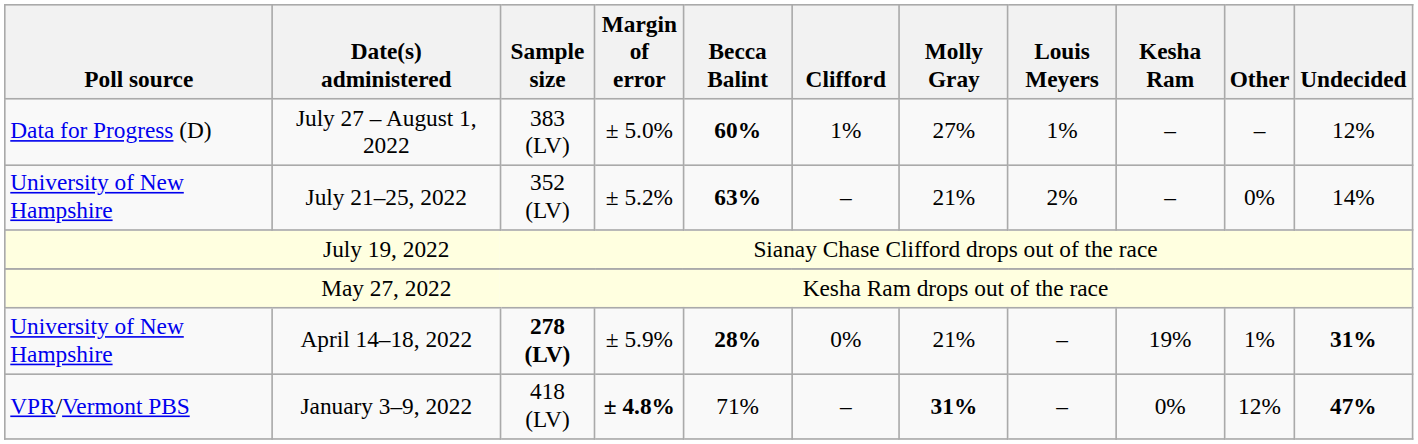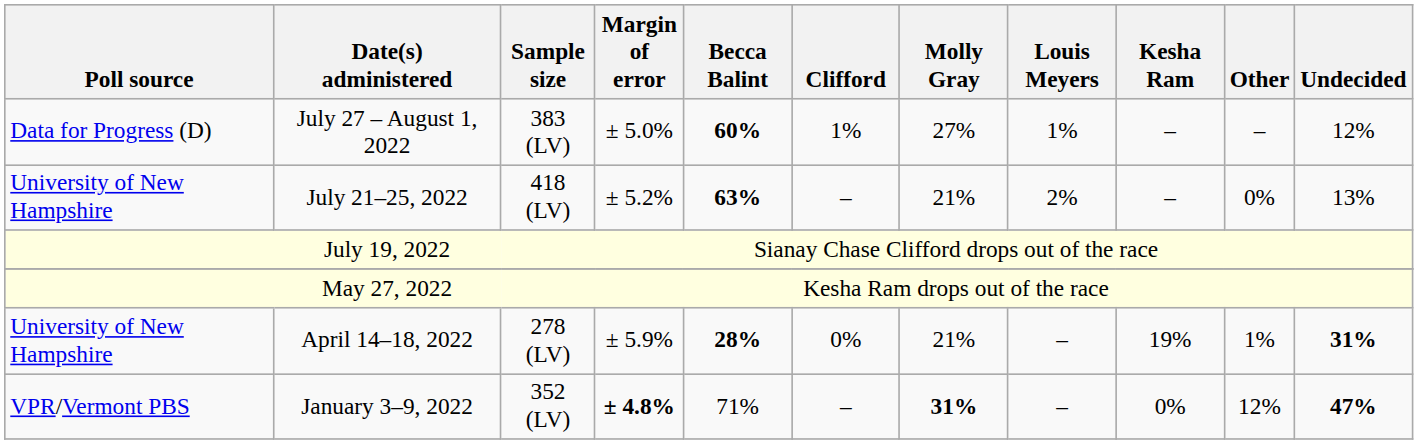(547, 197) 352 (LV) -> (548, 197) 418 (LV)
(1353, 197) 14% -> (1353, 197) 13%
(547, 340) bold -> (548, 340) normal
(547, 406) 418 (LV) -> (548, 406) 352 (LV)
